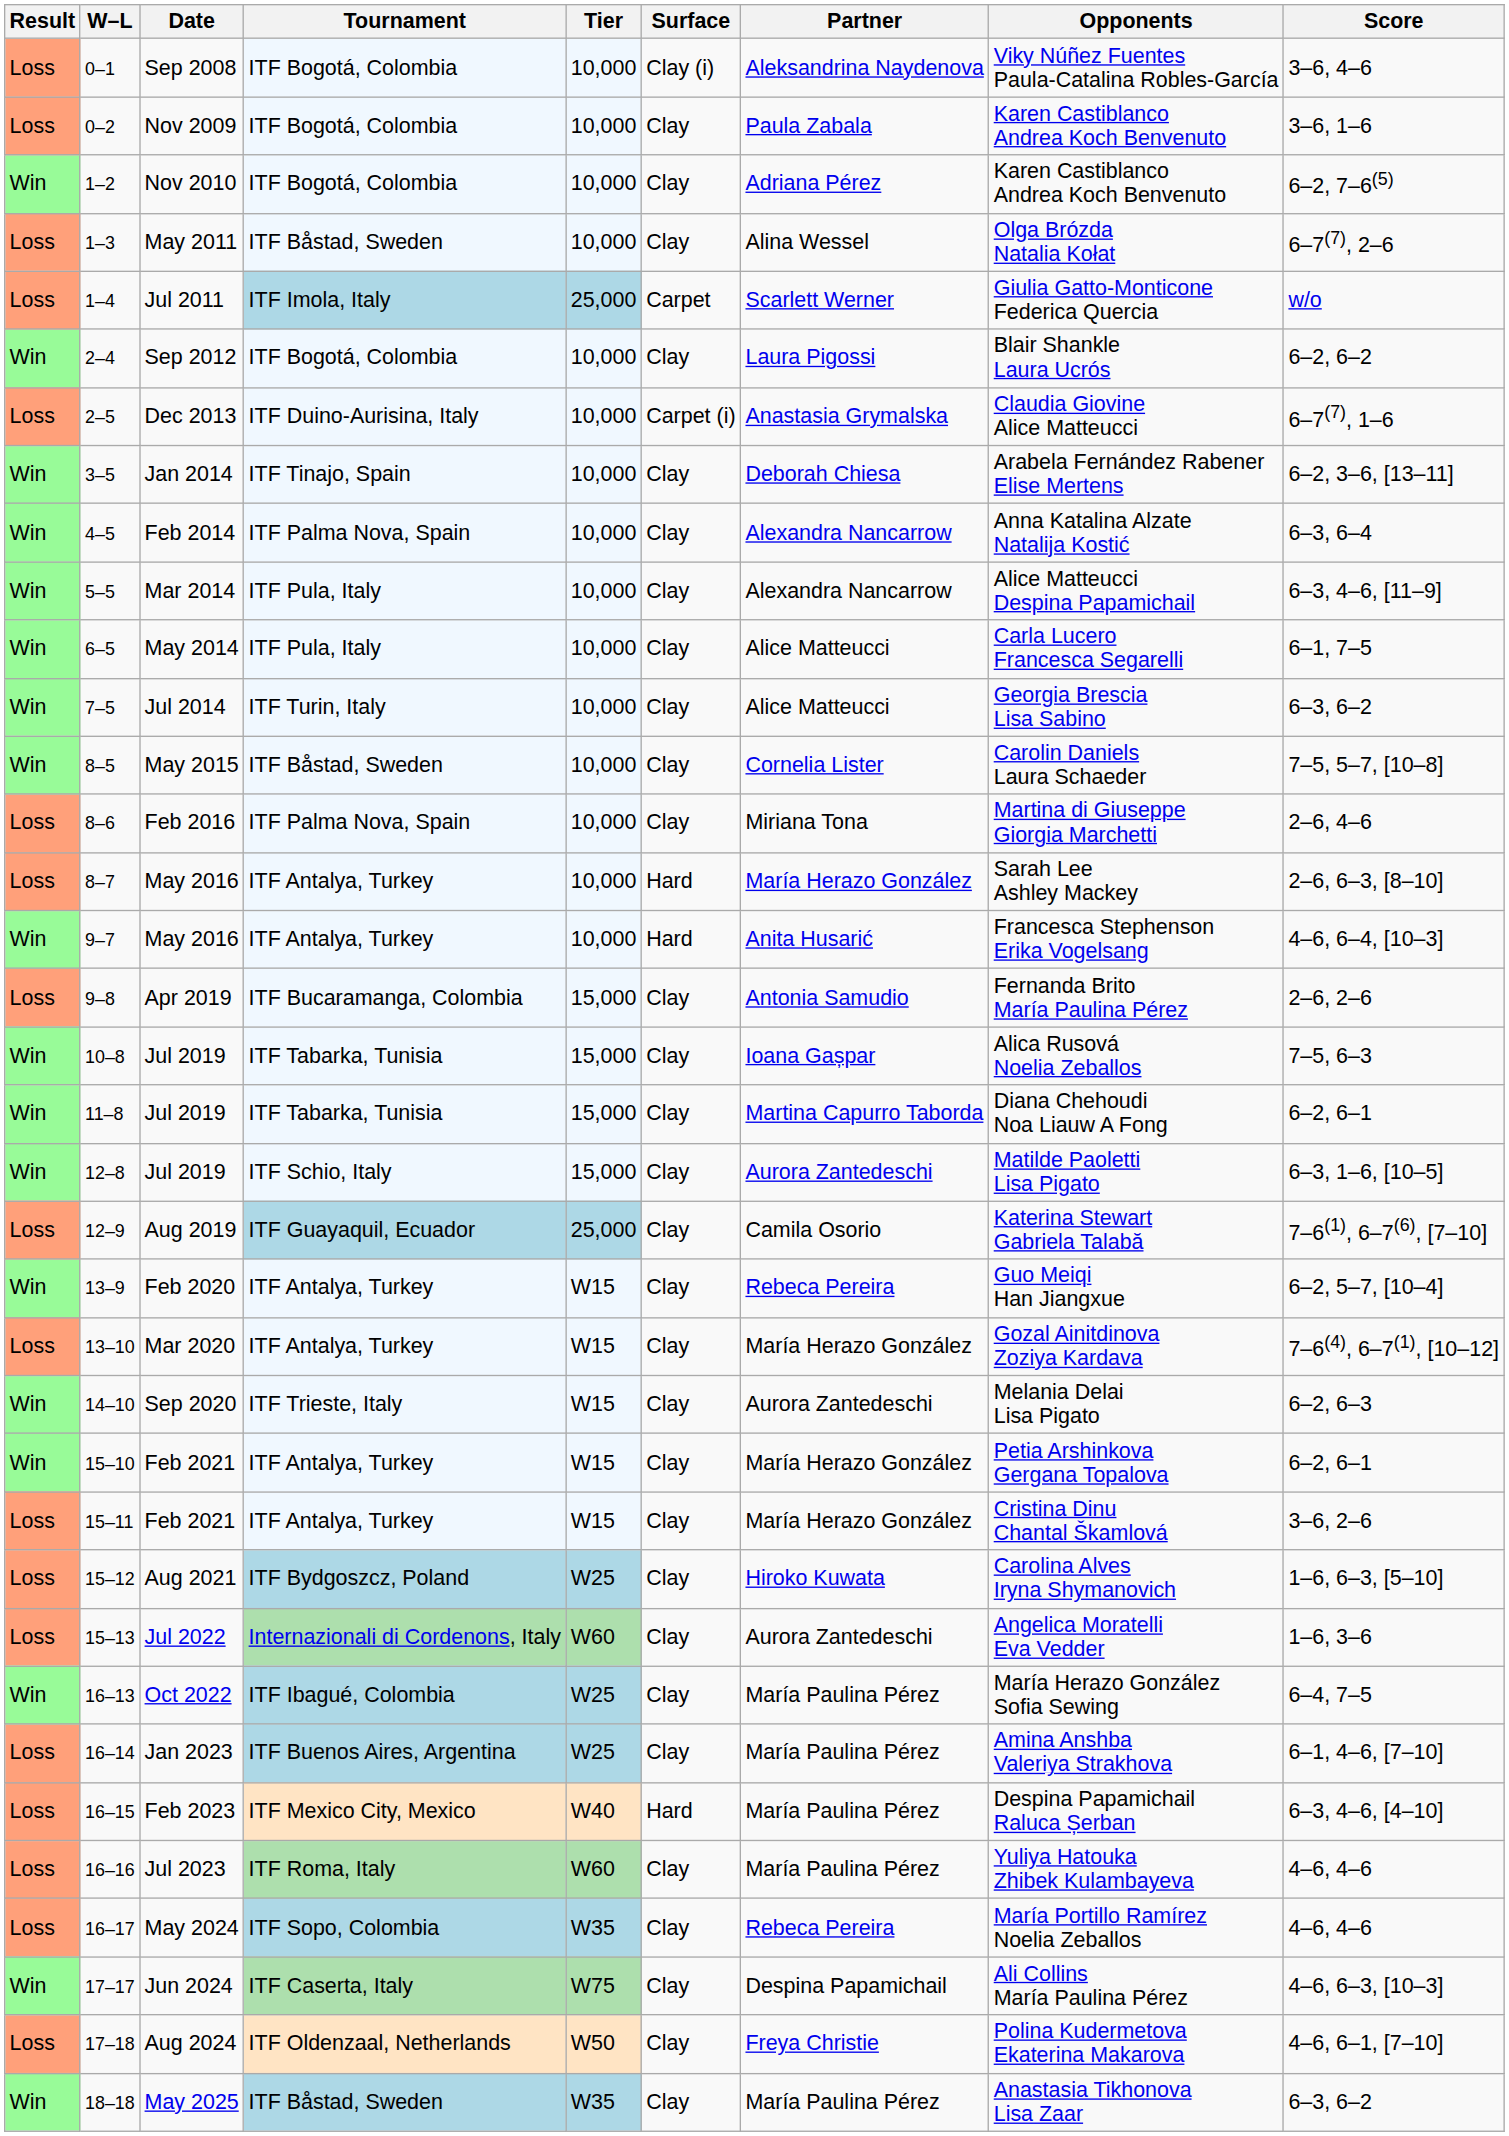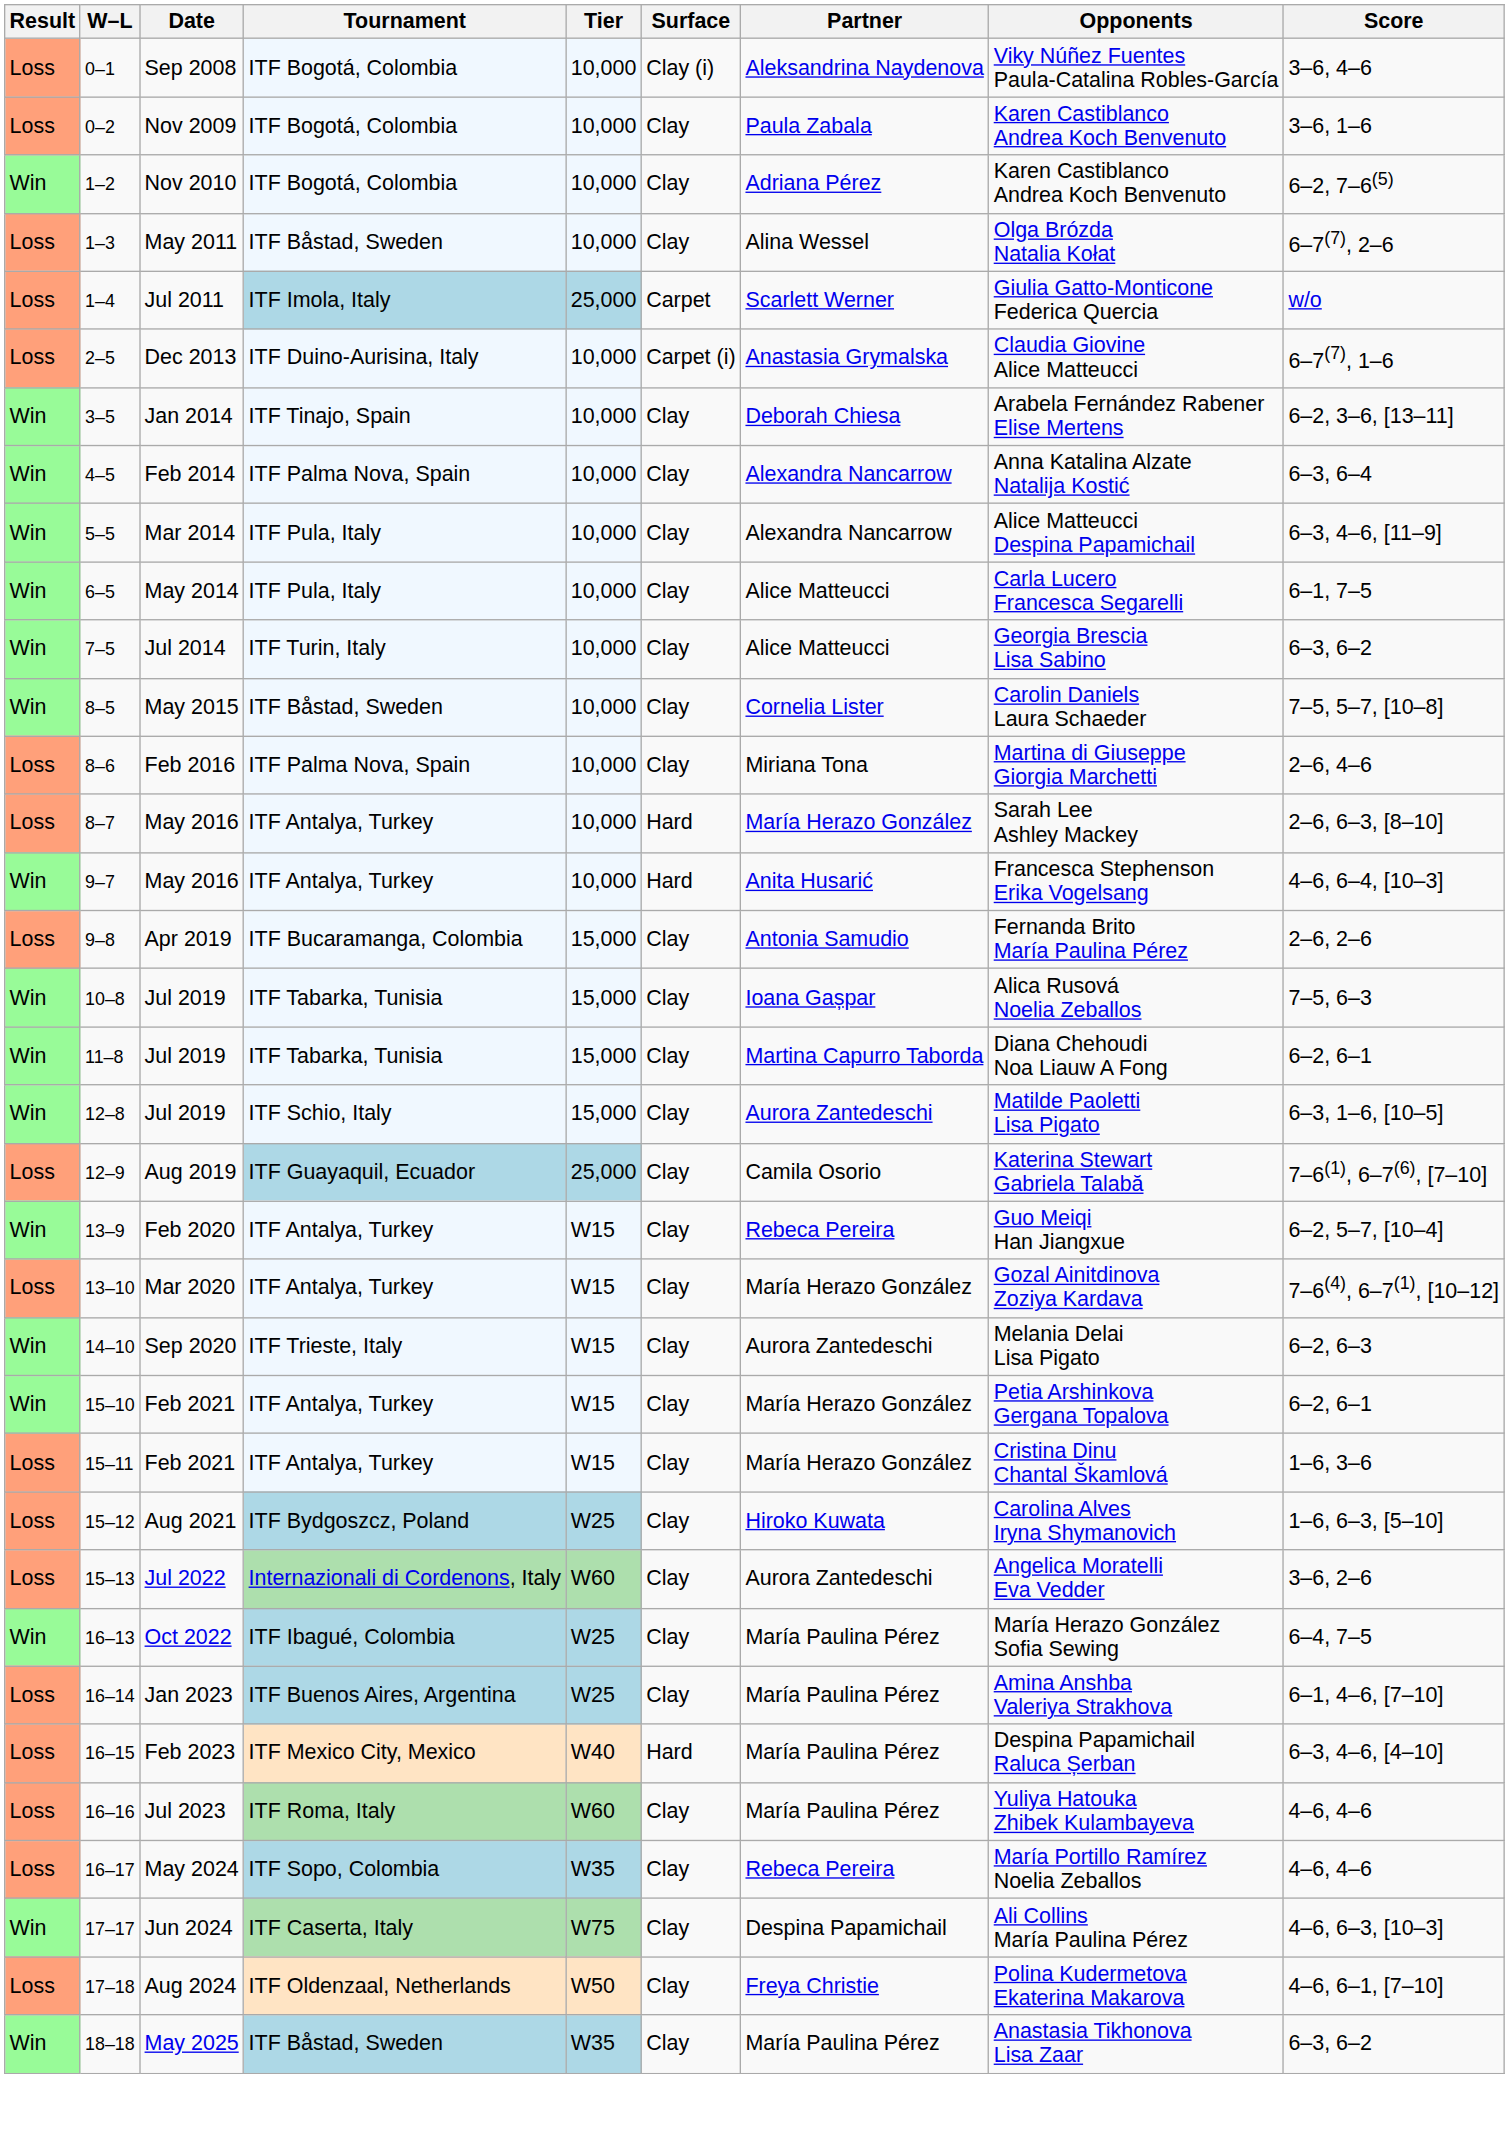- row: (100, 359)
(1330, 1520) 3–6, 2–6 -> (1330, 1462) 1–6, 3–6
(1330, 1636) 1–6, 3–6 -> (1330, 1578) 3–6, 2–6
